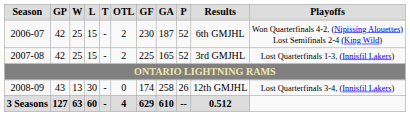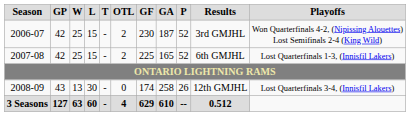(220, 34) 6th GMJHL -> (220, 34) 3rd GMJHL
(220, 55) 3rd GMJHL -> (220, 55) 6th GMJHL
